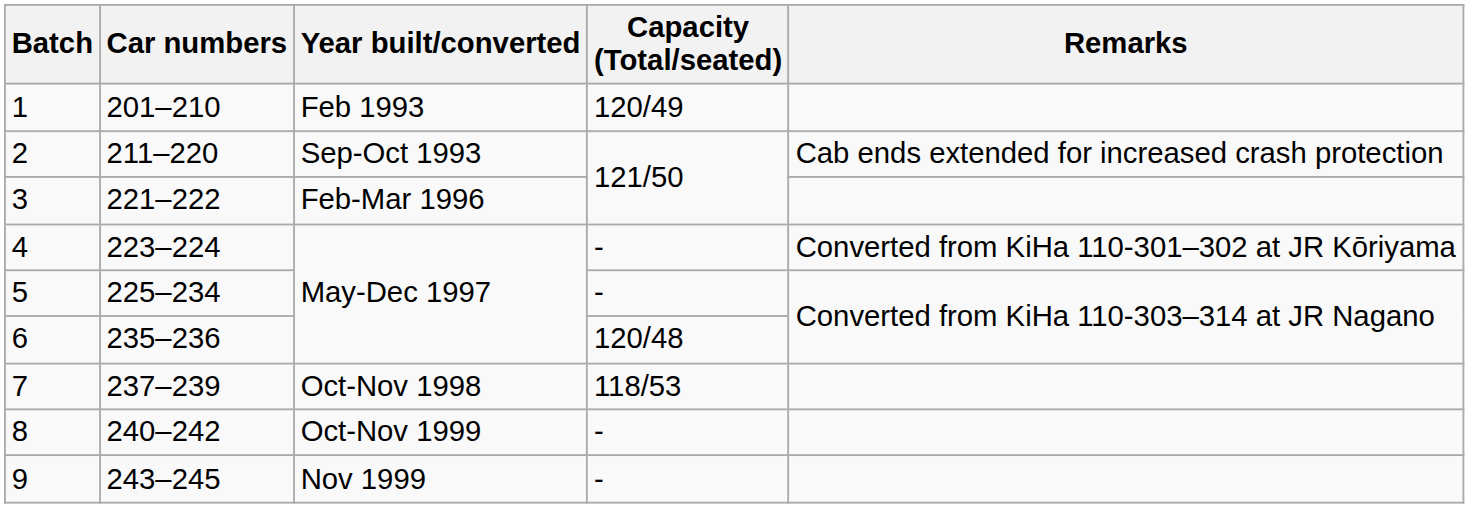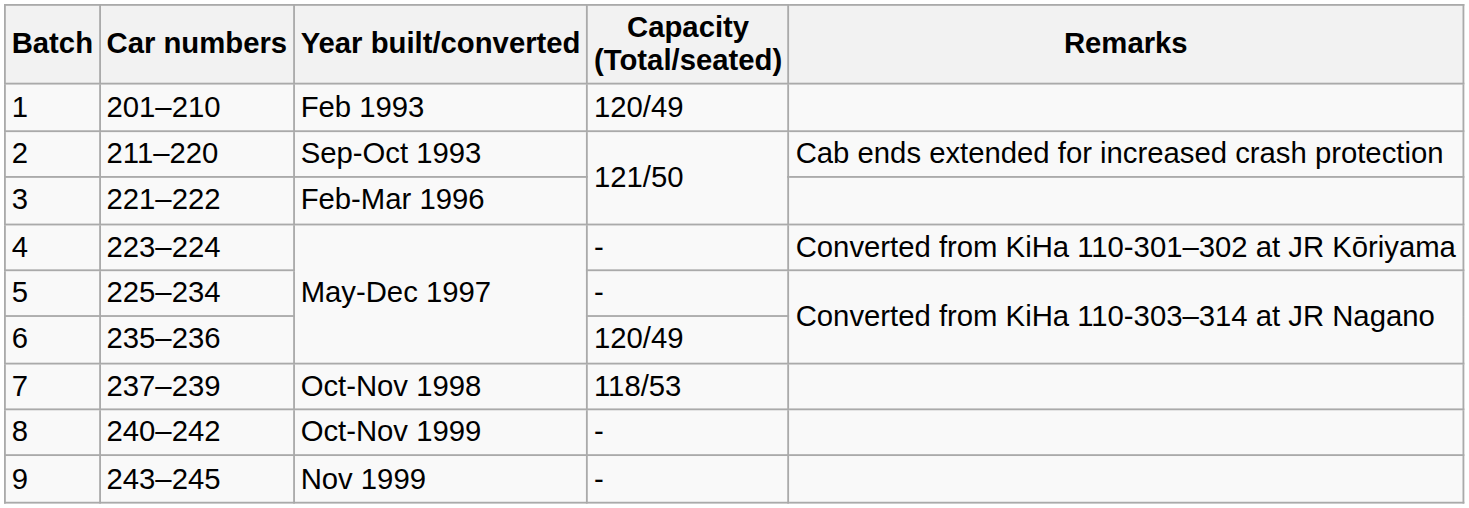(639, 339) 120/48 -> (639, 339) 120/49
